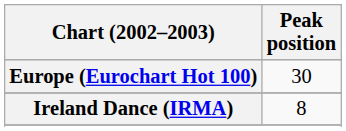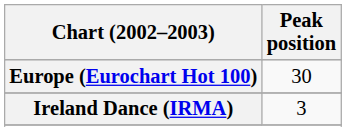(301, 108) 8 -> (301, 108) 3
